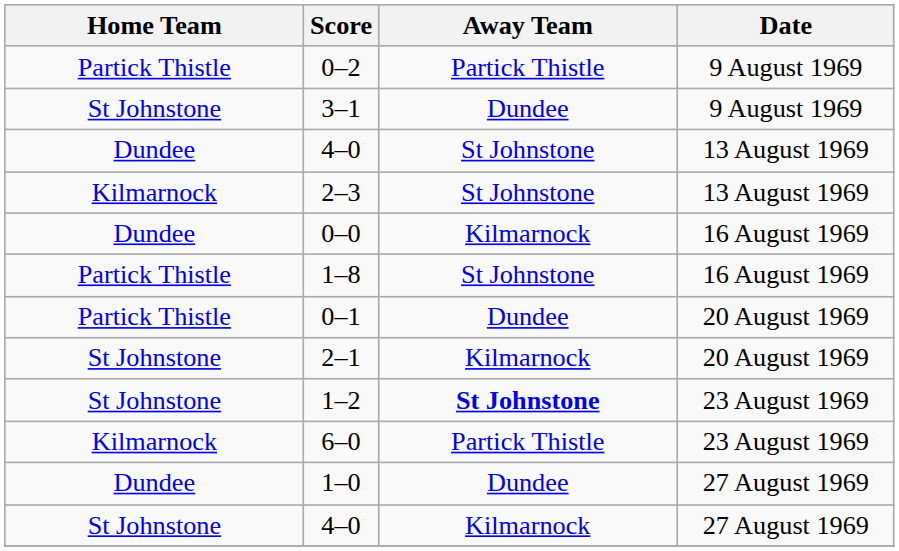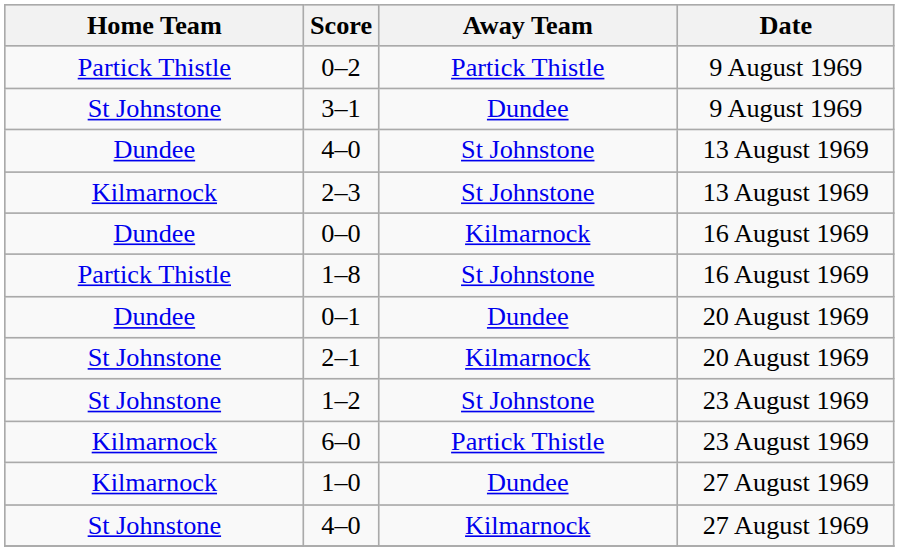(154, 316) Partick Thistle -> (154, 316) Dundee
(528, 399) bold -> (528, 399) normal
(154, 483) Dundee -> (154, 483) Kilmarnock
